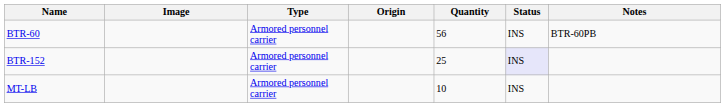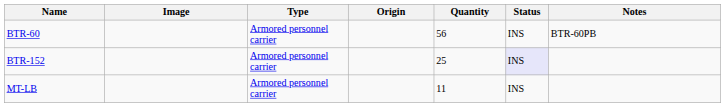(441, 88) 10 -> (441, 88) 11
